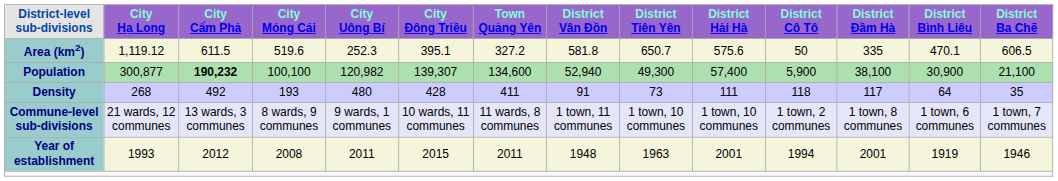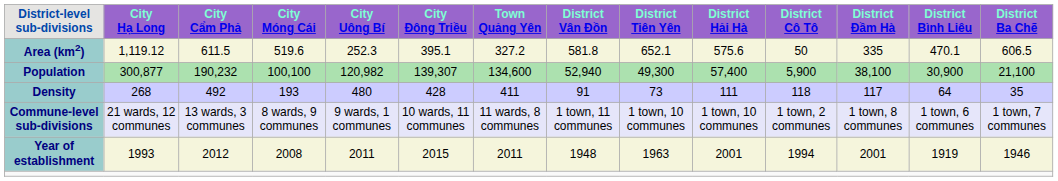(656, 51) 650.7 -> (656, 51) 652.1
(216, 72) bold -> (216, 72) normal
